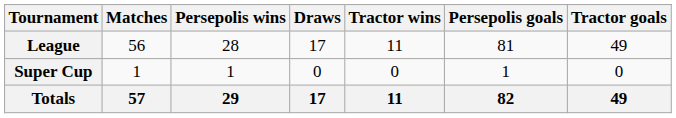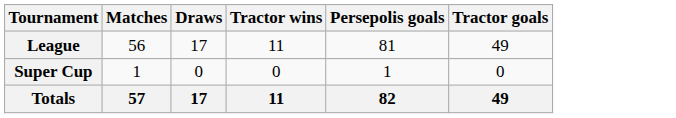- column: (231, 17)
